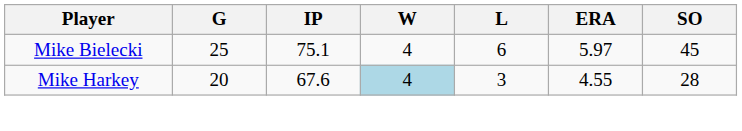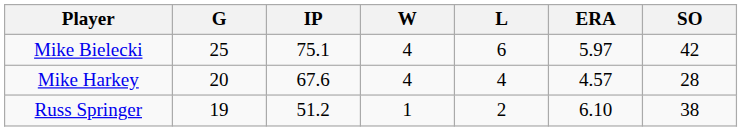(690, 49) 45 -> (690, 49) 42
(407, 79) lightblue background -> (407, 79) no background
(501, 79) 3 -> (501, 79) 4
(596, 79) 4.55 -> (596, 79) 4.57
+ row: (88, 110)
